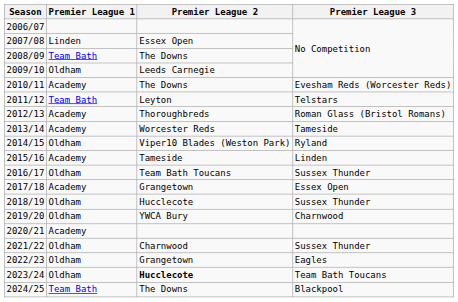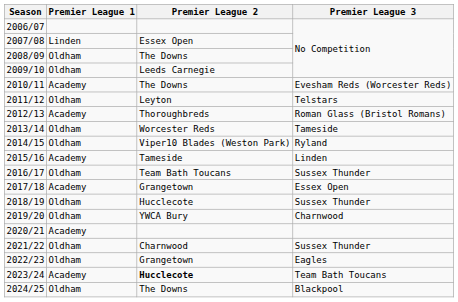(73, 56) Team Bath -> (65, 56) Oldham
(73, 99) Team Bath -> (65, 99) Oldham
(67, 129) Academy -> (65, 129) Oldham
(65, 275) Oldham -> (67, 275) Academy
(73, 289) Team Bath -> (65, 289) Oldham
